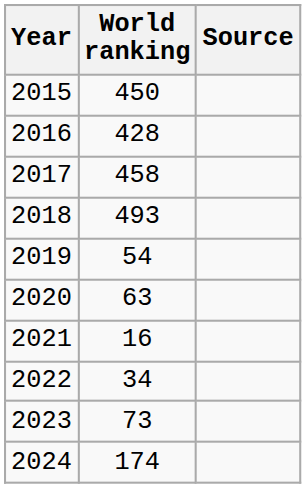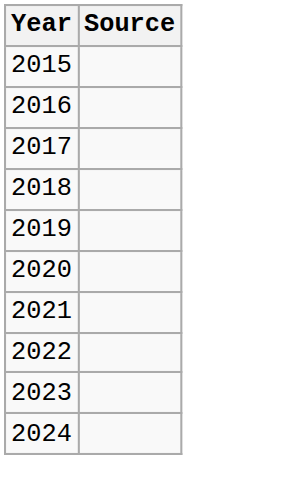- column: (137, 40)
